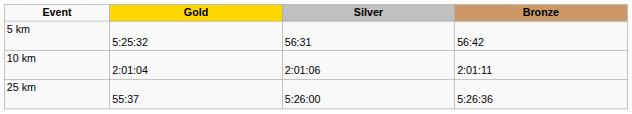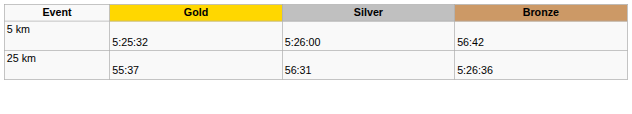(298, 42) 56:31 -> (303, 42) 5:26:00
- row: (21, 59)
(303, 100) 5:26:00 -> (298, 71) 56:31
